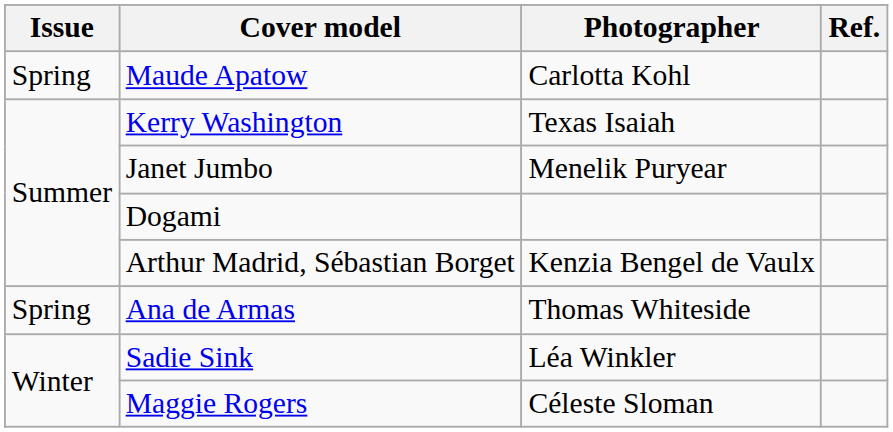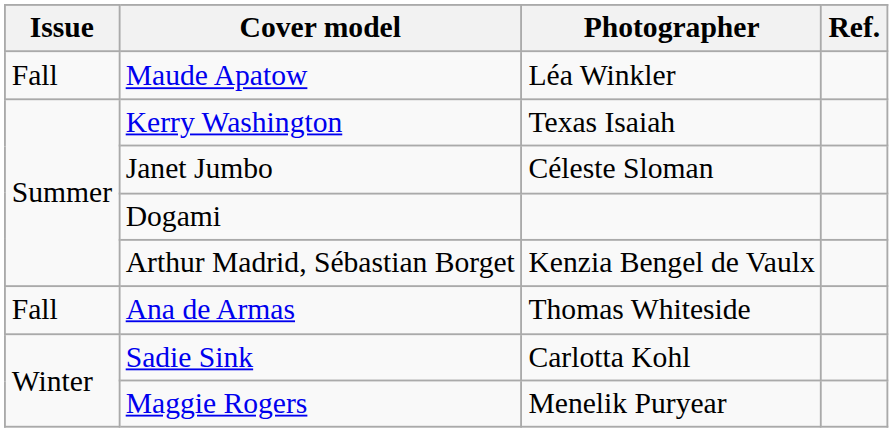(51, 74) Spring -> (35, 74) Fall
(609, 74) Carlotta Kohl -> (602, 74) Léa Winkler
(628, 168) Menelik Puryear -> (621, 168) Céleste Sloman
(51, 309) Spring -> (35, 309) Fall
(602, 356) Léa Winkler -> (609, 356) Carlotta Kohl
(621, 403) Céleste Sloman -> (628, 403) Menelik Puryear
